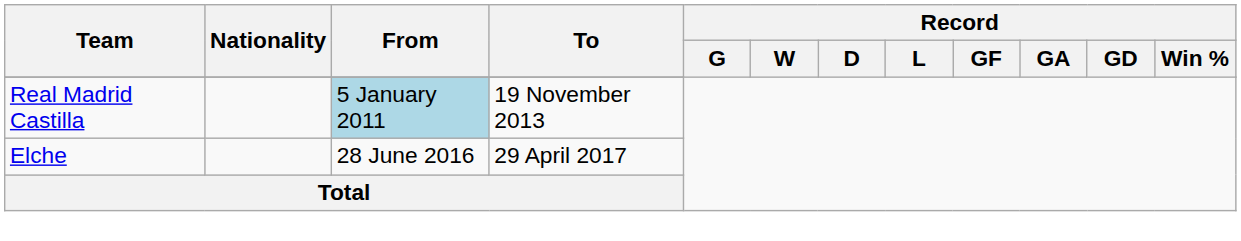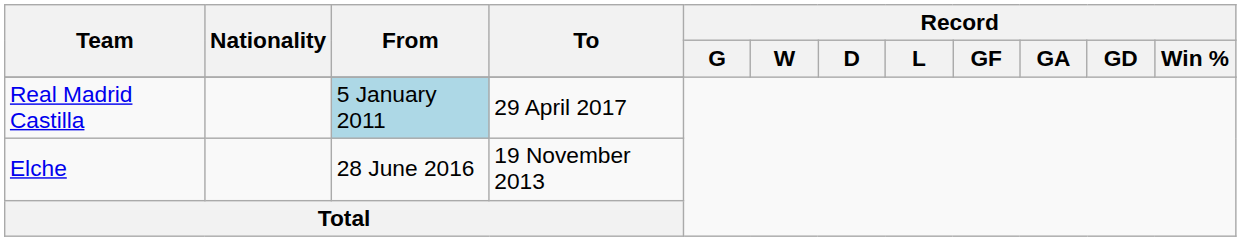(562, 107) 19 November 2013 -> (561, 107) 29 April 2017
(561, 156) 29 April 2017 -> (562, 168) 19 November 2013
